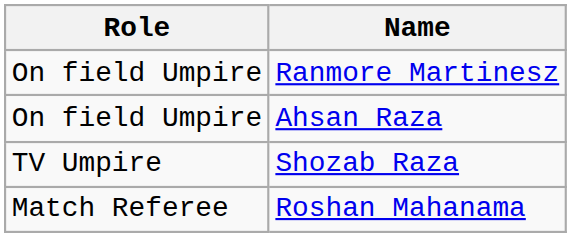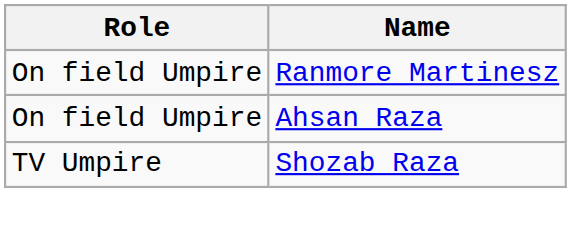- row: (401, 209)
